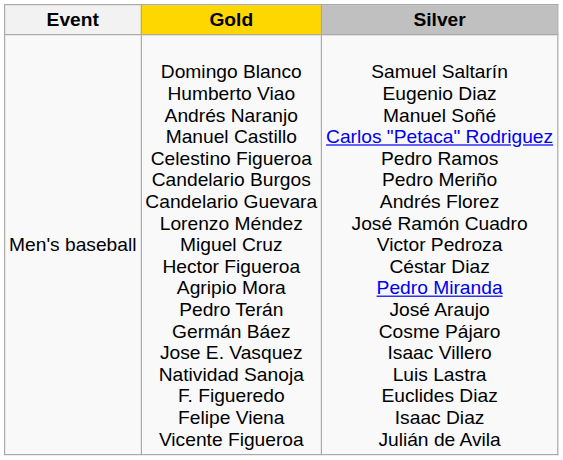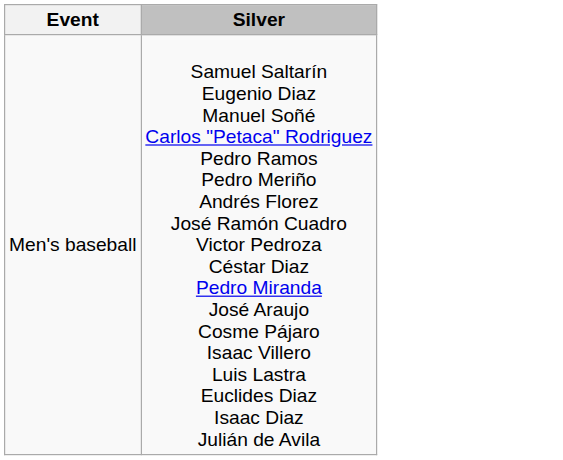- column: (231, 19)
